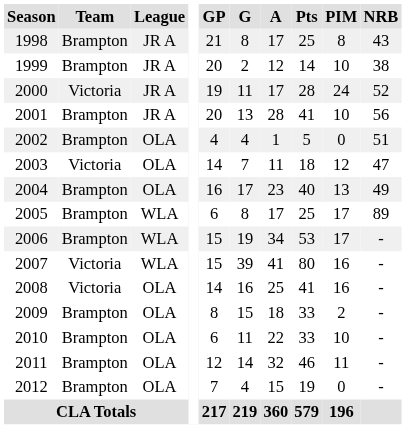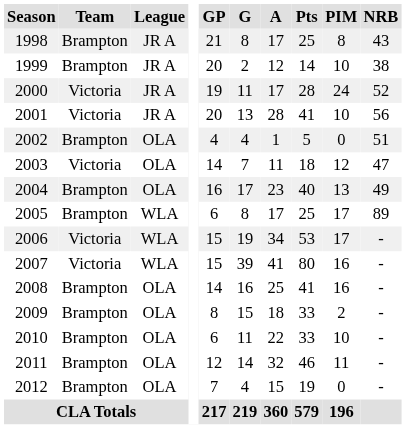(95, 115) Brampton -> (95, 115) Victoria
(95, 238) Brampton -> (95, 238) Victoria
(95, 288) Victoria -> (95, 288) Brampton
